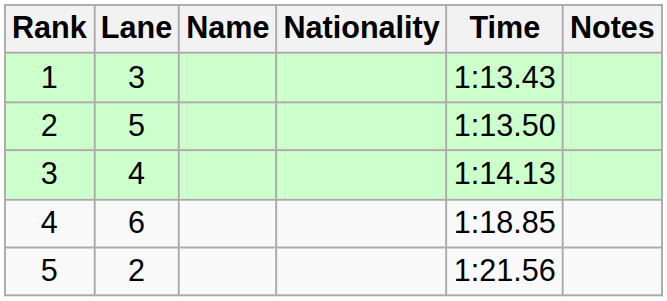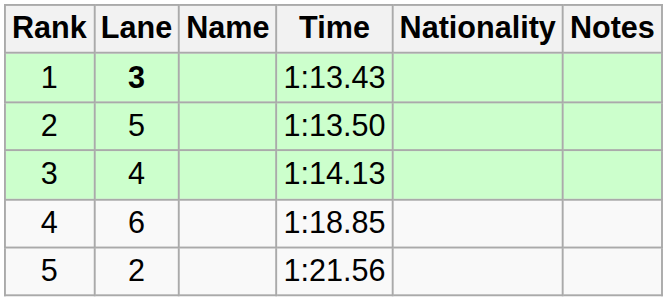columns swapped: (362, 28) <-> (505, 28)
(136, 77) normal -> (136, 77) bold
